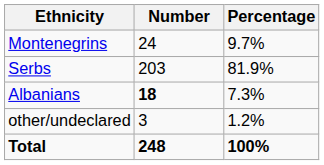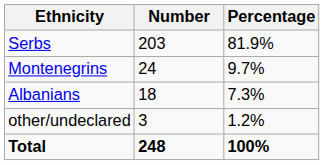rows swapped: (30, 69) <-> (58, 43)
(147, 95) bold -> (147, 95) normal
